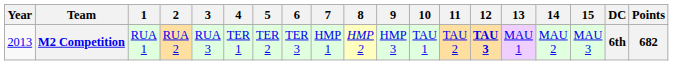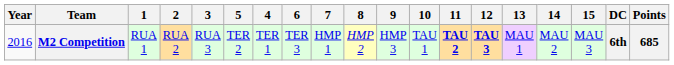columns swapped: (238, 14) <-> (268, 14)
(20, 42) 2013 -> (20, 42) 2016
(455, 42) normal -> (455, 42) bold
(649, 42) 682 -> (649, 42) 685
